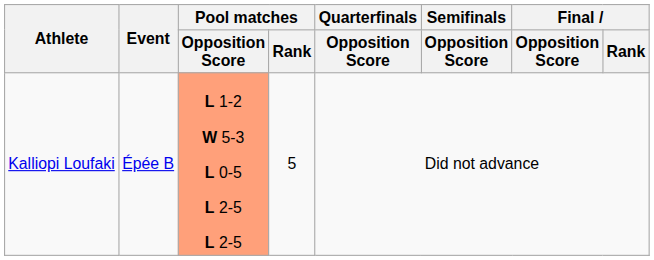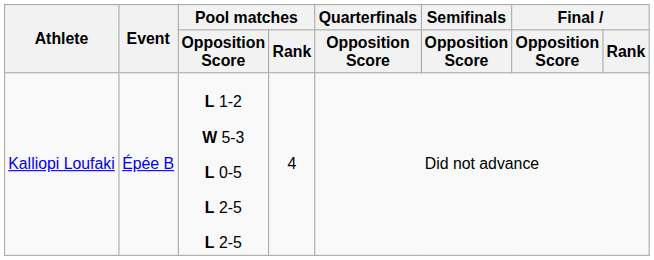(223, 173) lightsalmon background -> (223, 173) no background
(292, 164) 5 -> (292, 164) 4
